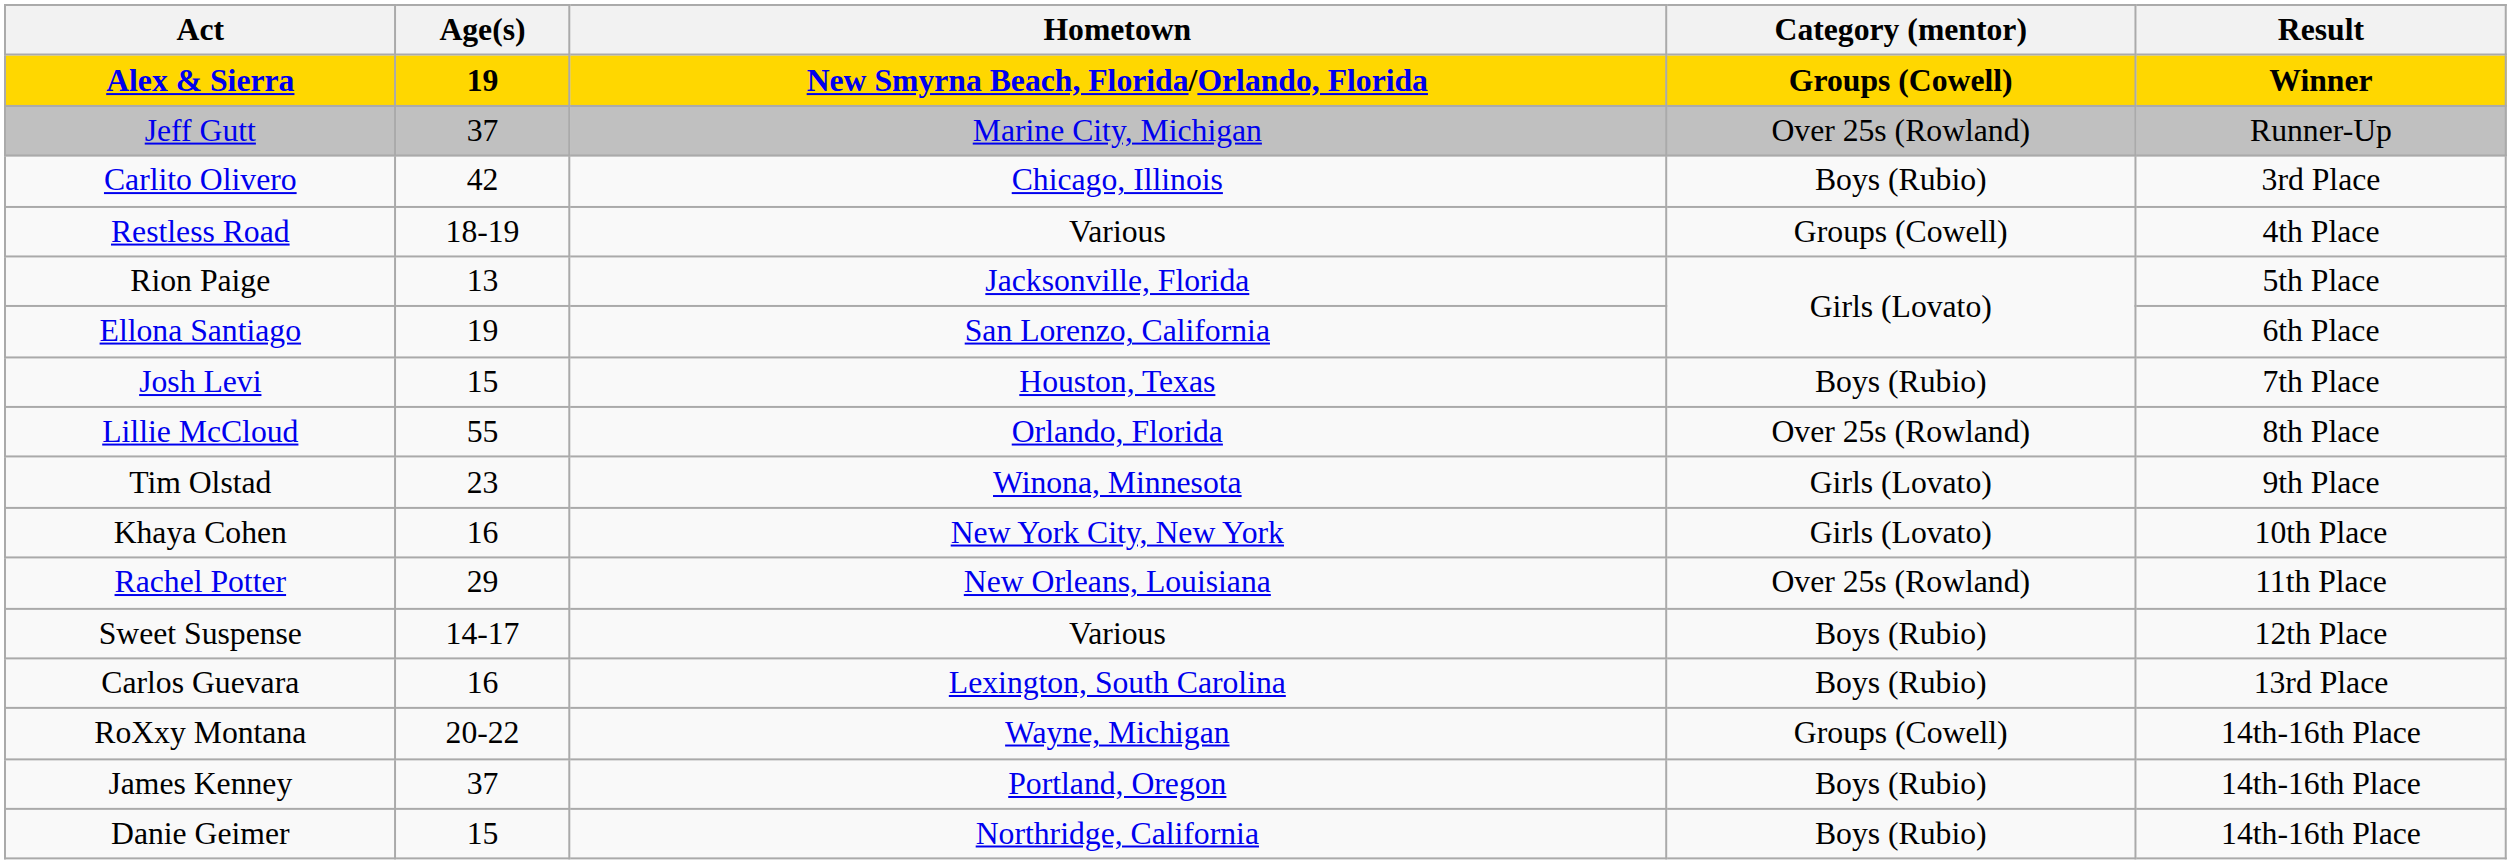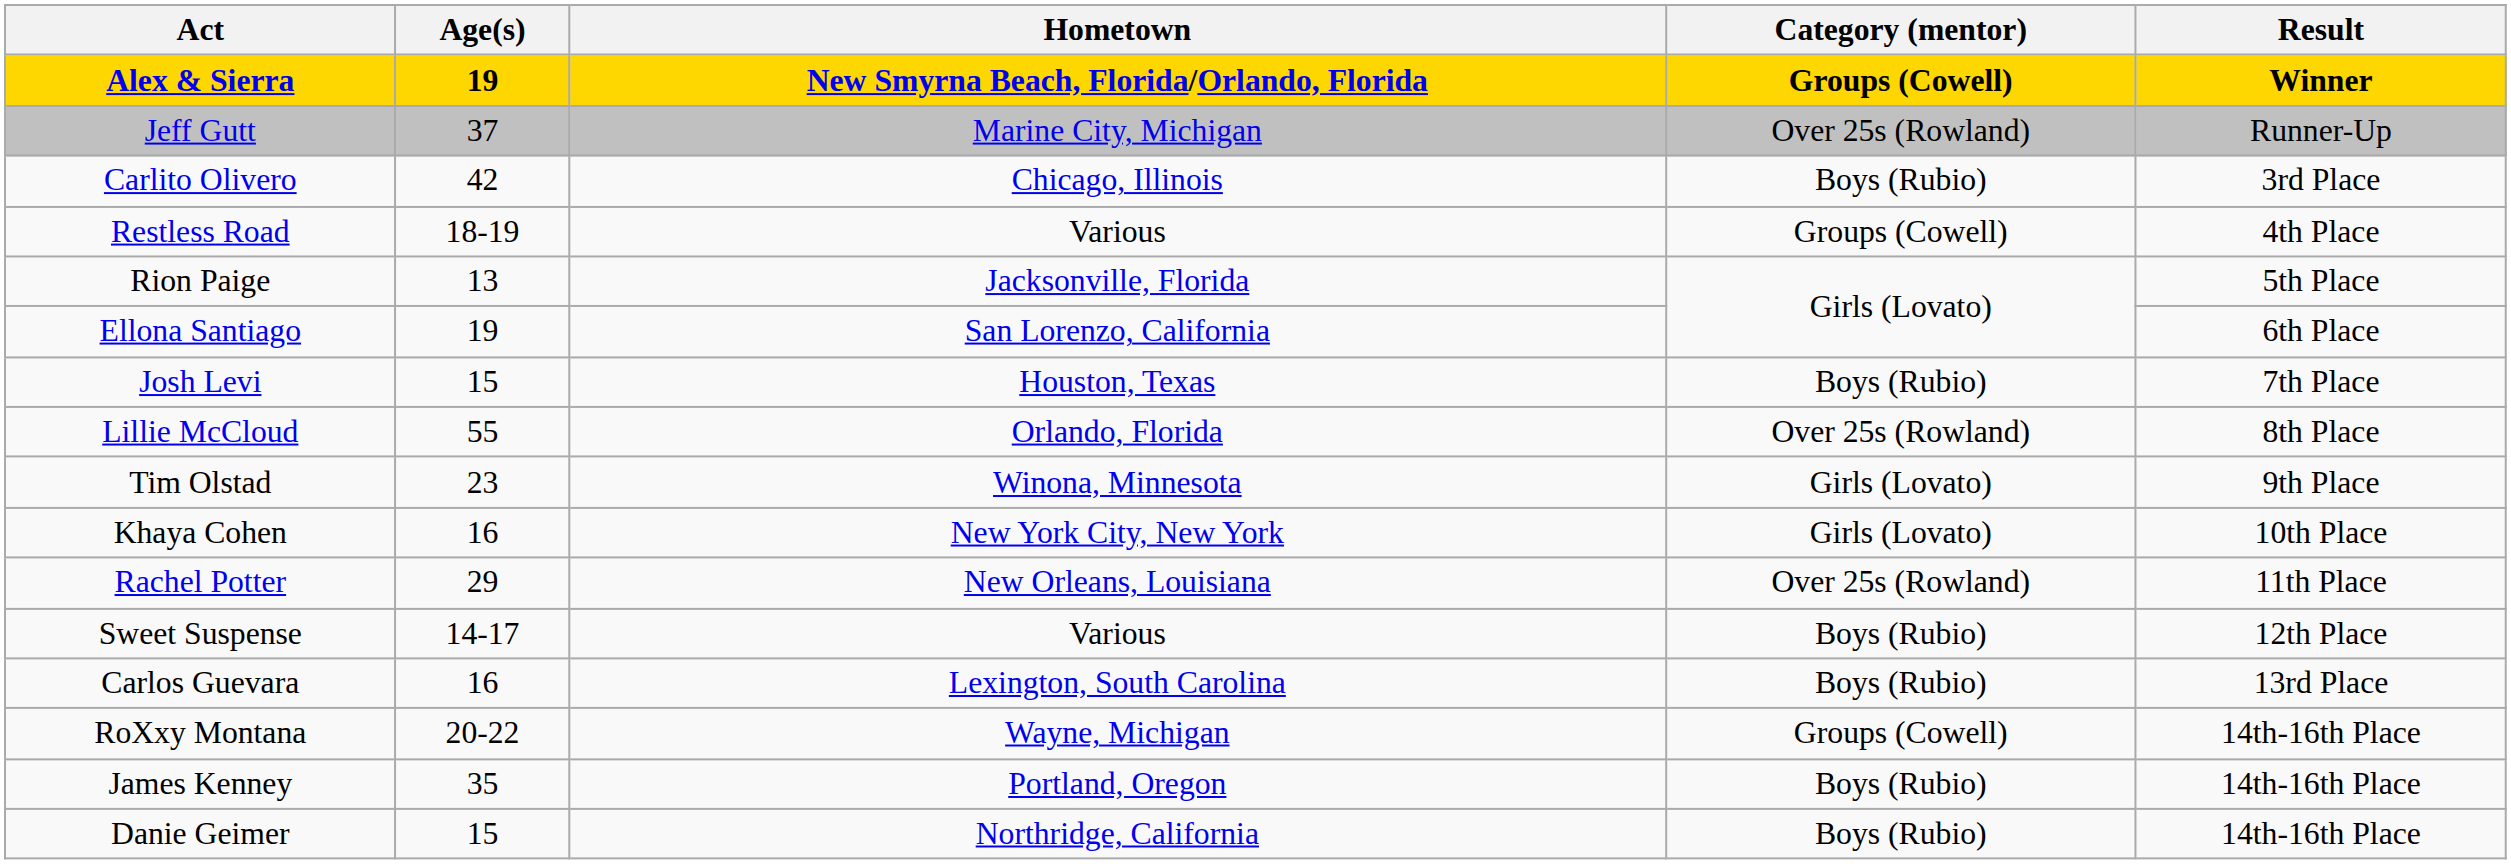(483, 783) 37 -> (483, 783) 35
